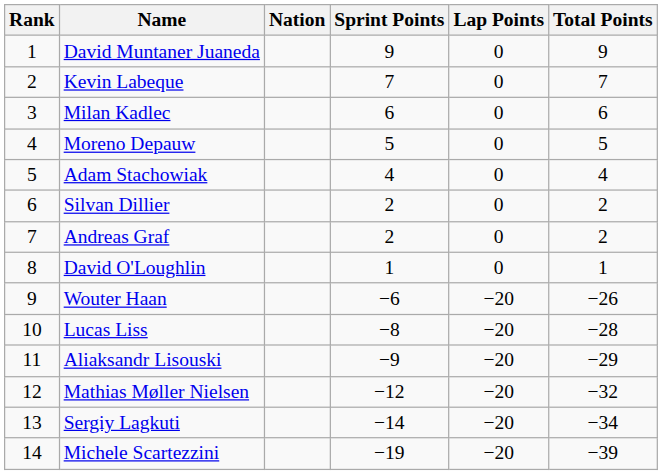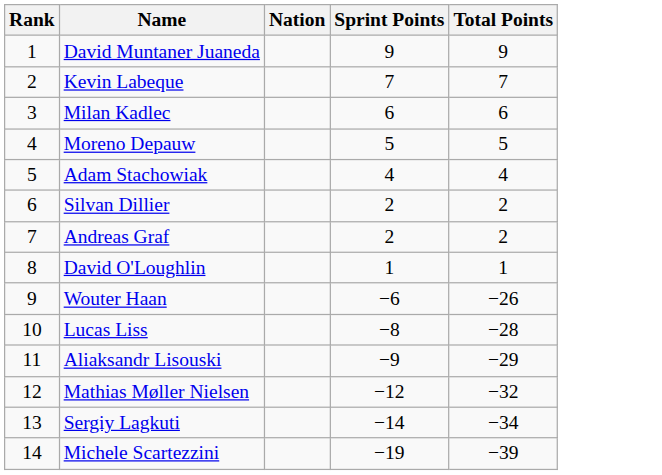- column: (499, 19)
